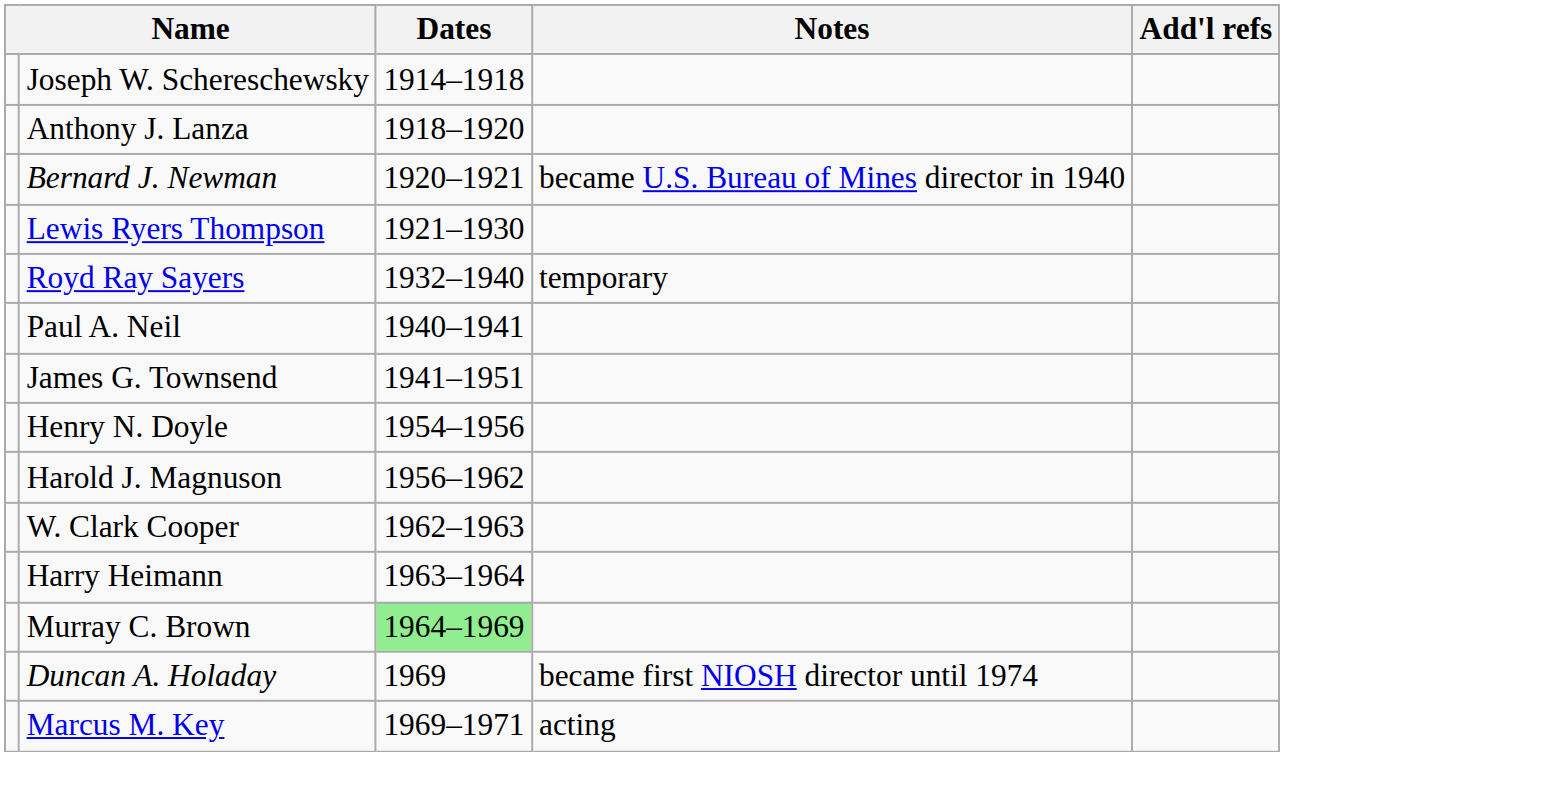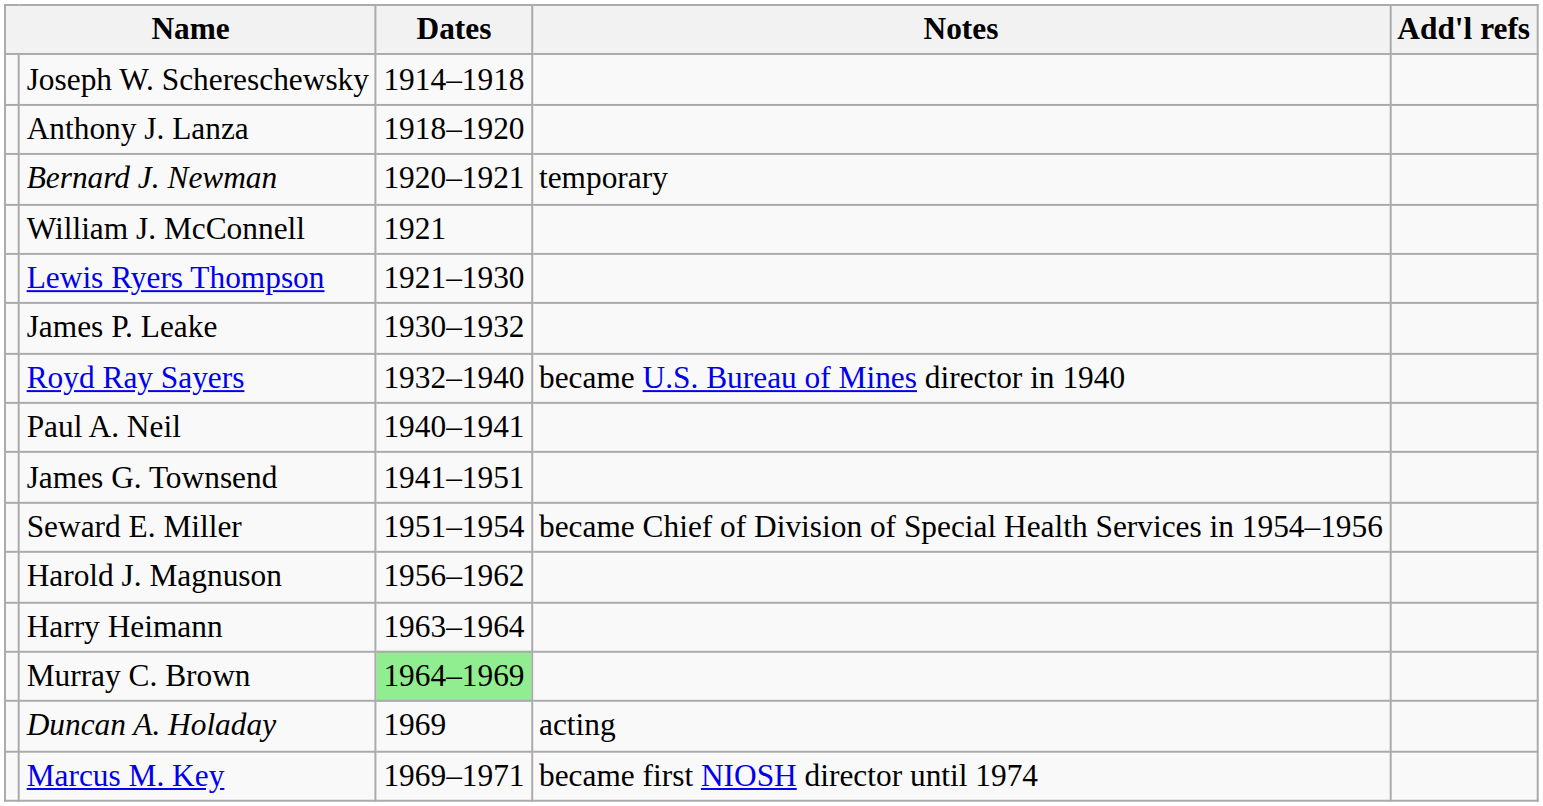(832, 178) became U.S. Bureau of Mines director in 1940 -> (603, 178) temporary
+ row: (166, 228)
+ row: (122, 327)
(603, 278) temporary -> (832, 377) became U.S. Bureau of Mines director in 1940
+ row: (134, 526)
- row: (127, 427)
- row: (133, 526)
(789, 675) became first NIOSH director until 1974 -> (577, 725) acting
(577, 725) acting -> (789, 775) became first NIOSH director until 1974
